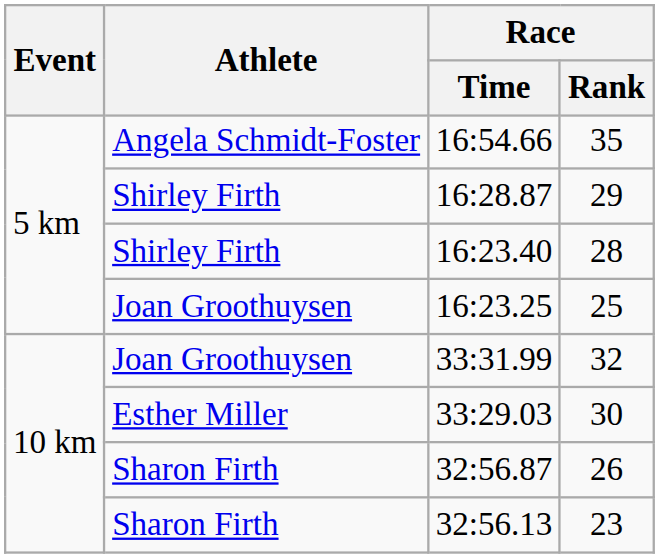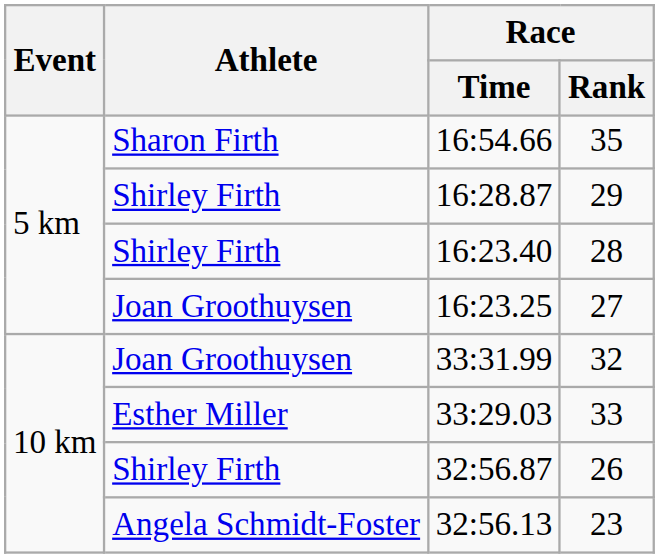(266, 141) Angela Schmidt-Foster -> (195, 141) Sharon Firth
(607, 305) 25 -> (607, 305) 27
(607, 414) 30 -> (607, 414) 33
(195, 469) Sharon Firth -> (196, 469) Shirley Firth
(195, 523) Sharon Firth -> (266, 523) Angela Schmidt-Foster
